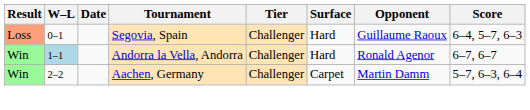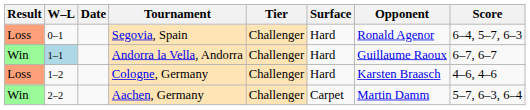(402, 34) Guillaume Raoux -> (396, 34) Ronald Agenor
(396, 54) Ronald Agenor -> (402, 54) Guillaume Raoux
+ row: (160, 74)
